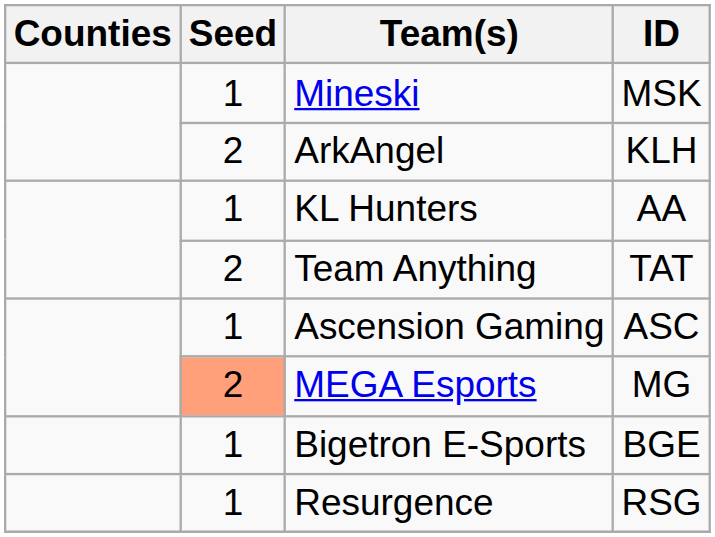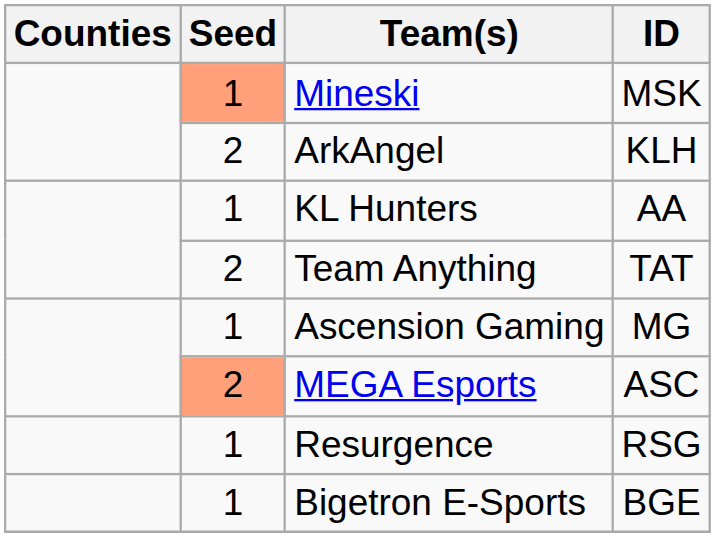(233, 92) no background -> (233, 92) lightsalmon background
(662, 326) ASC -> (662, 326) MG
(662, 385) MG -> (662, 385) ASC
rows swapped: (394, 502) <-> (440, 444)
